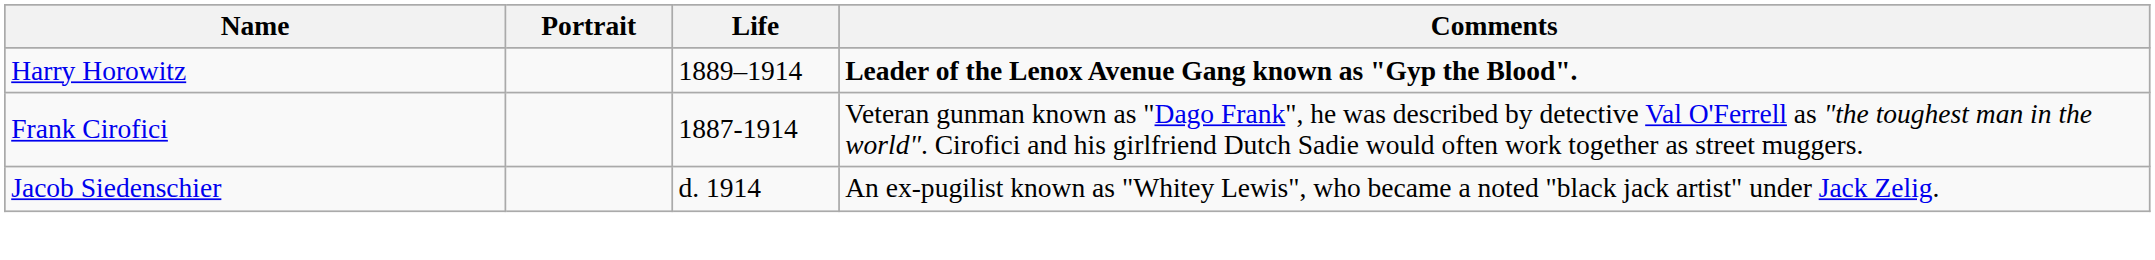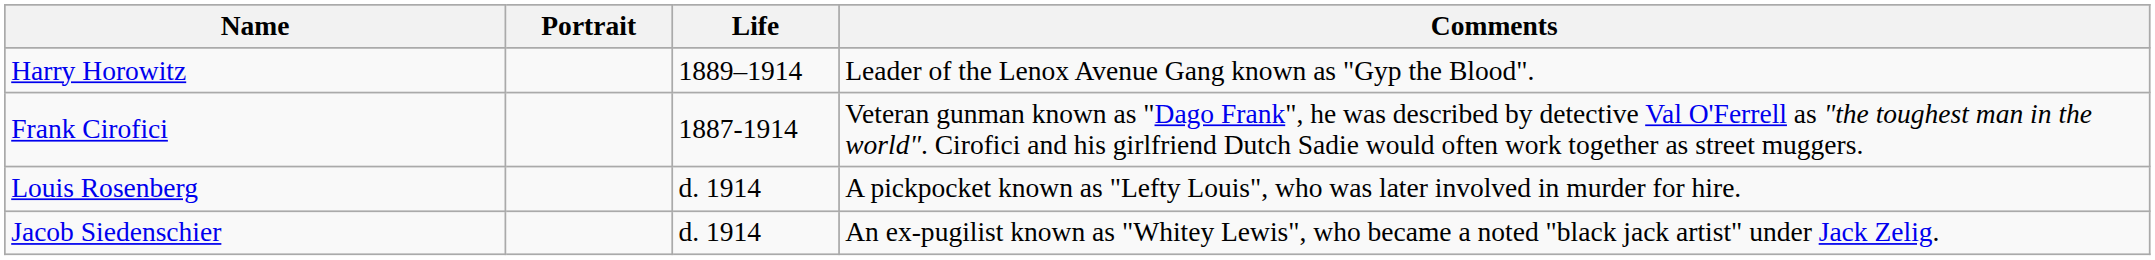(1211, 69) bold -> (1190, 69) normal
+ row: (105, 188)
